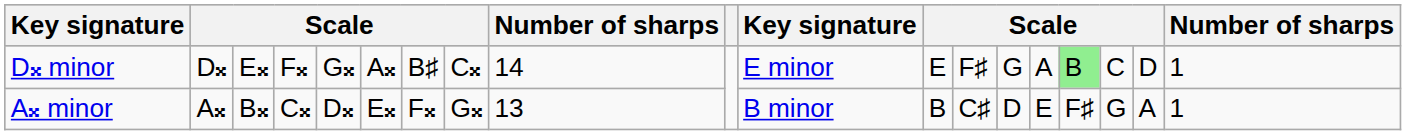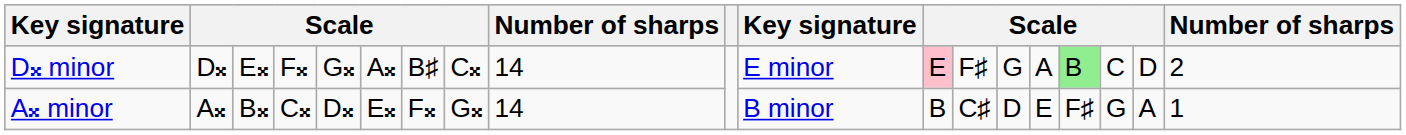(938, 66) no background -> (938, 66) pink background
(1177, 66) 1 -> (1177, 66) 2
(509, 108) 13 -> (509, 108) 14
